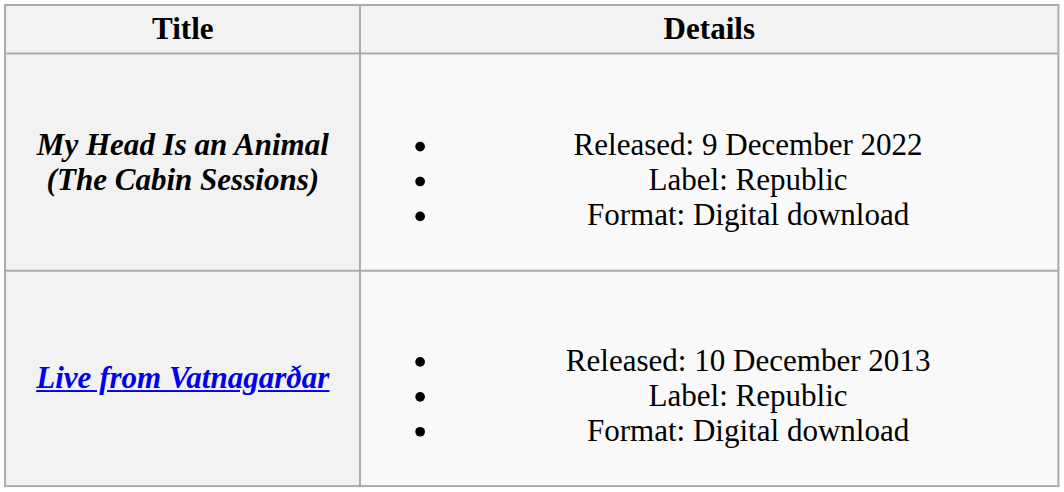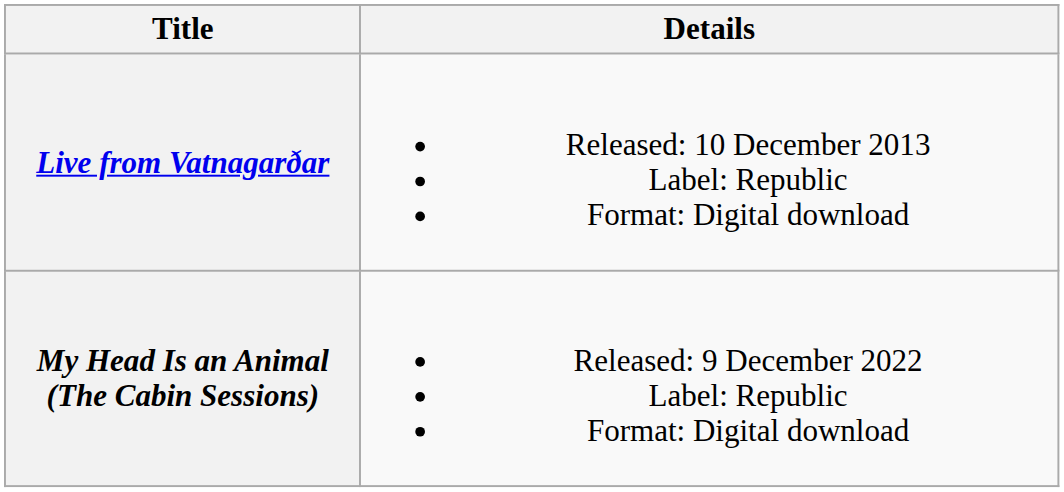rows swapped: (183, 377) <-> (183, 161)
